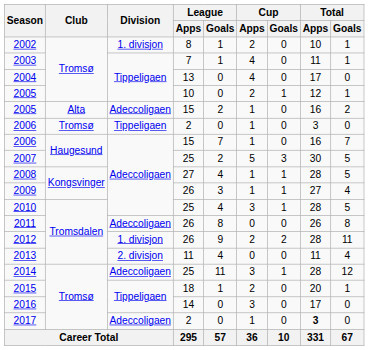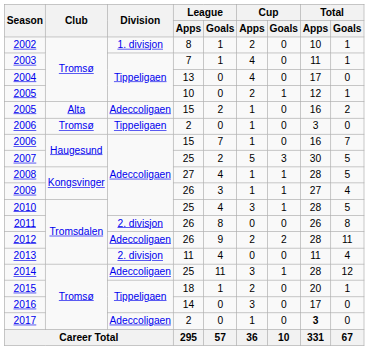(140, 223) Adeccoligaen -> (140, 223) 2. divisjon
(140, 239) 1. divisjon -> (140, 239) Adeccoligaen
